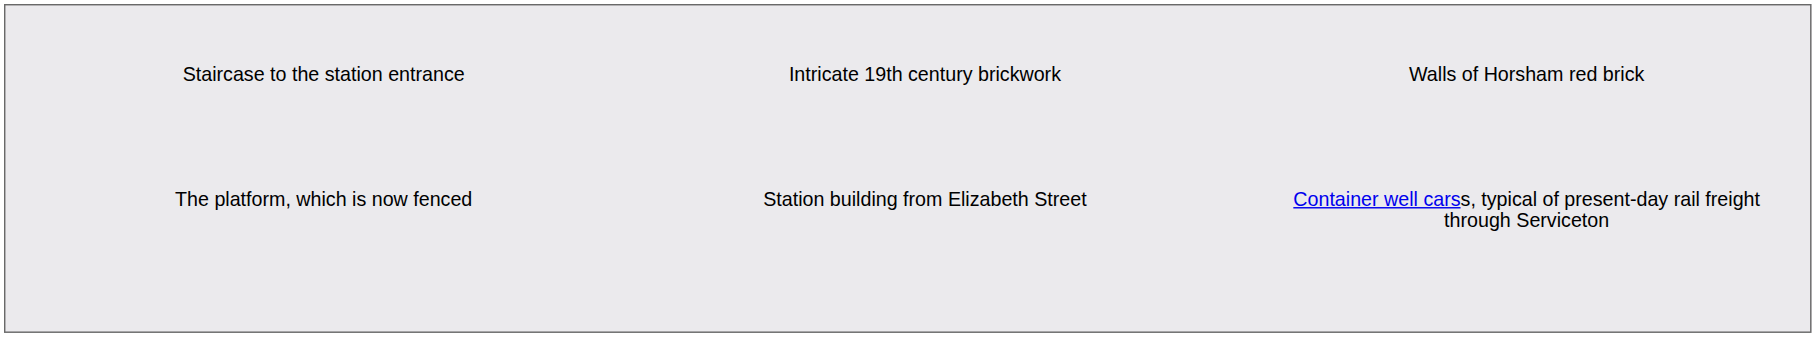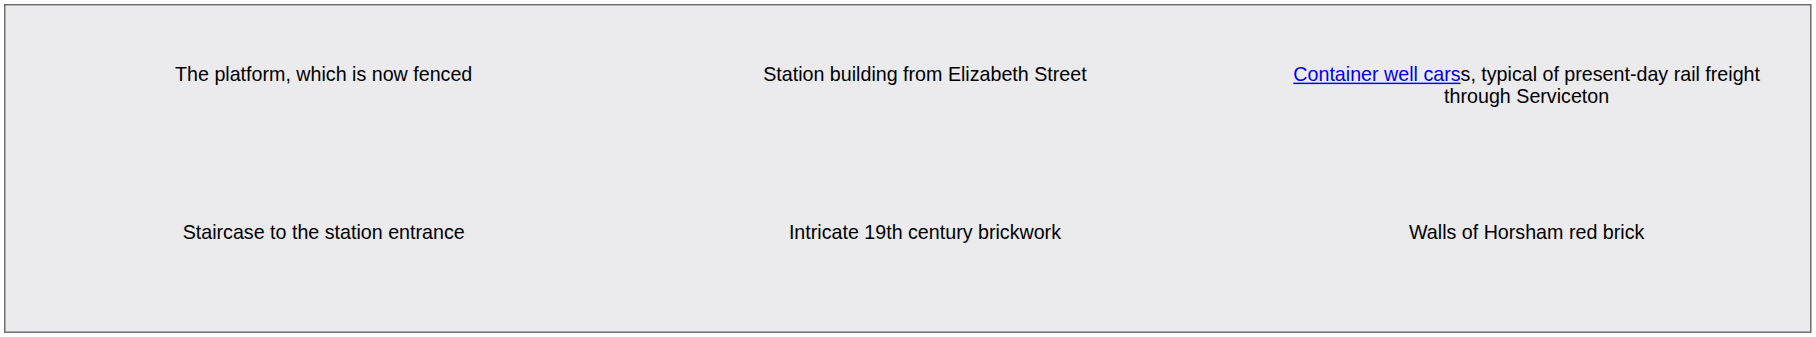rows swapped: (324, 75) <-> (324, 199)
